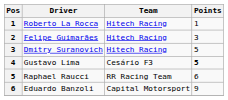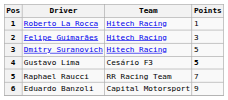(196, 75) 6 -> (196, 75) 7
